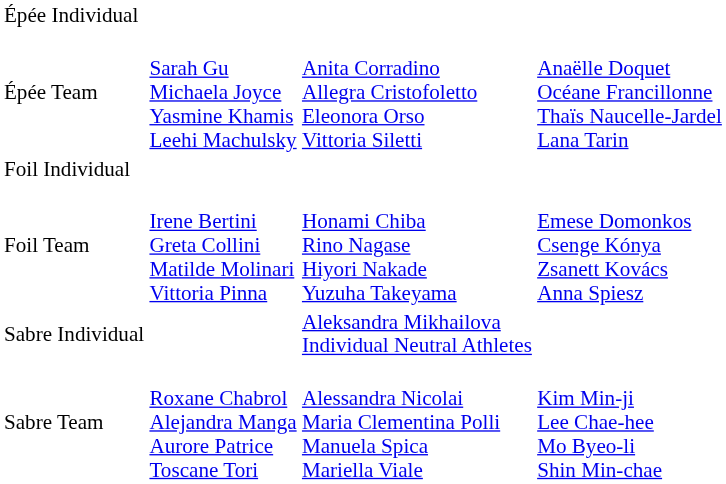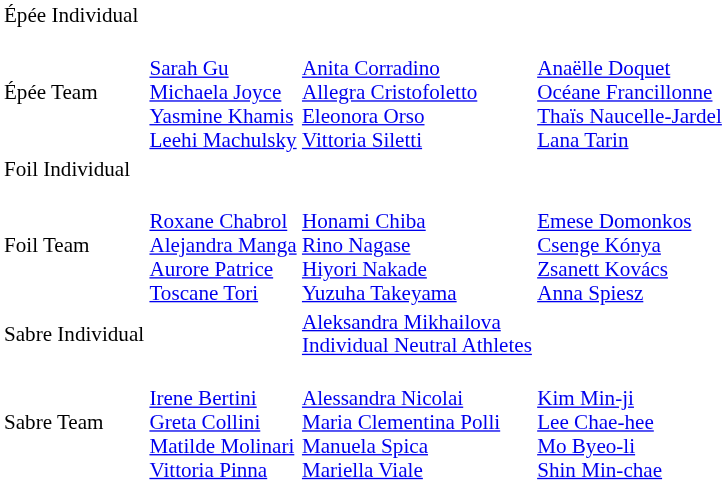(222, 257) Irene Bertini Greta Collini Matilde Molinari Vittoria Pinna -> (223, 257) Roxane Chabrol Alejandra Manga Aurore Patrice Toscane Tori
(223, 434) Roxane Chabrol Alejandra Manga Aurore Patrice Toscane Tori -> (222, 434) Irene Bertini Greta Collini Matilde Molinari Vittoria Pinna
